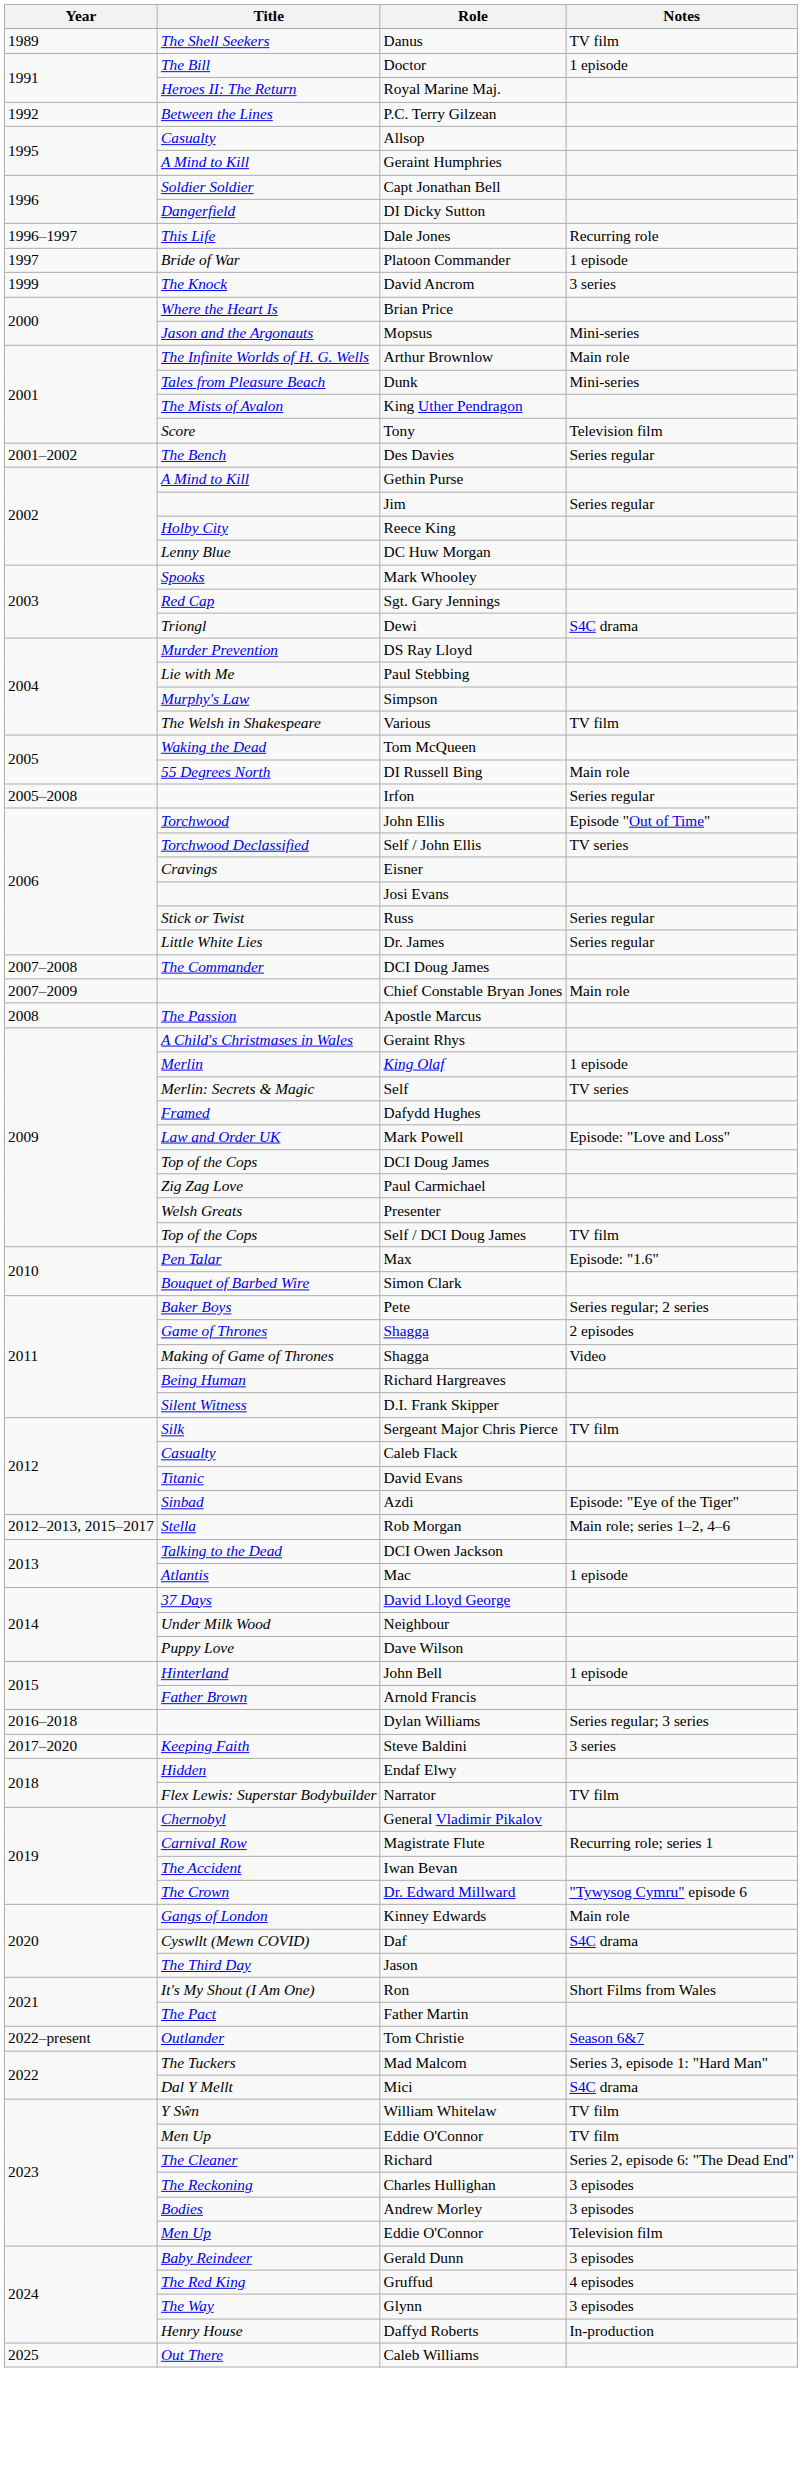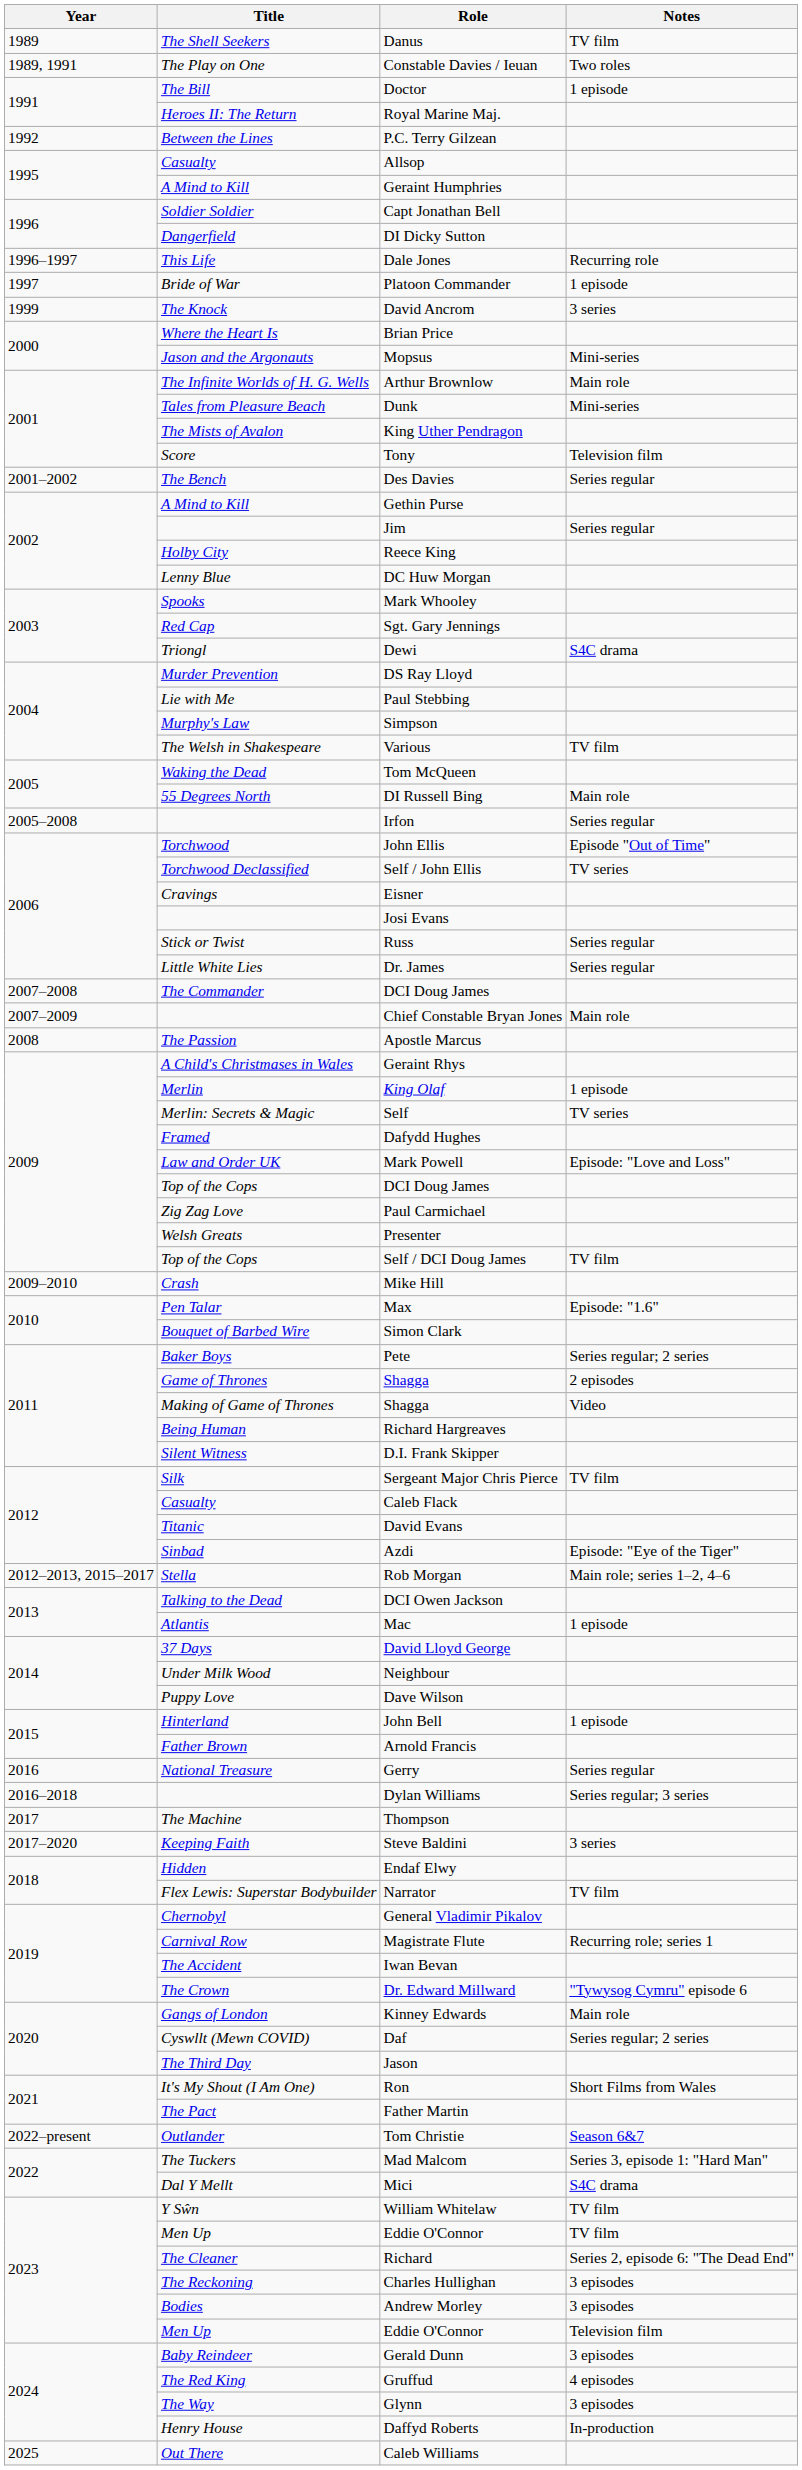+ row: (213, 65)
+ row: (180, 1283)
+ row: (217, 1770)
+ row: (201, 1819)
(604, 1941) S4C drama -> (639, 2038) Series regular; 2 series
